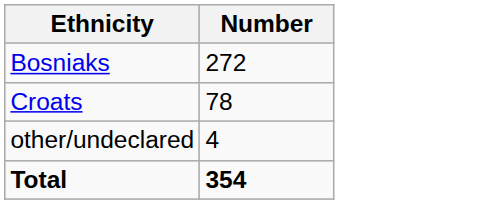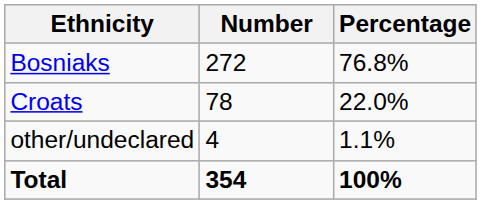+ column: (405, 23)
